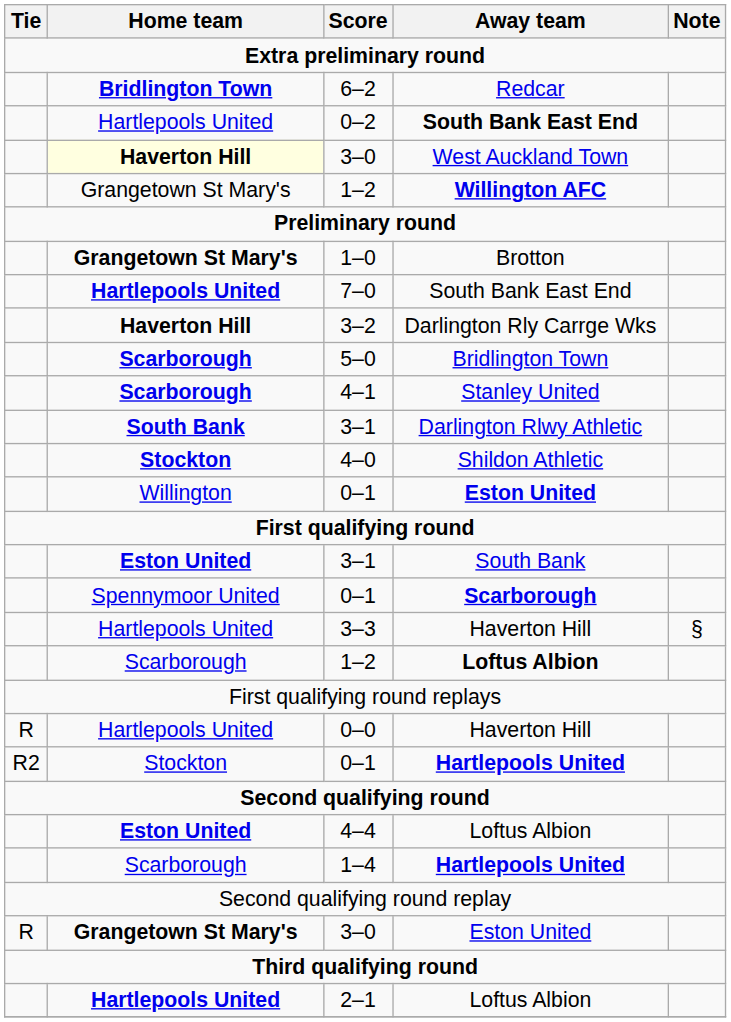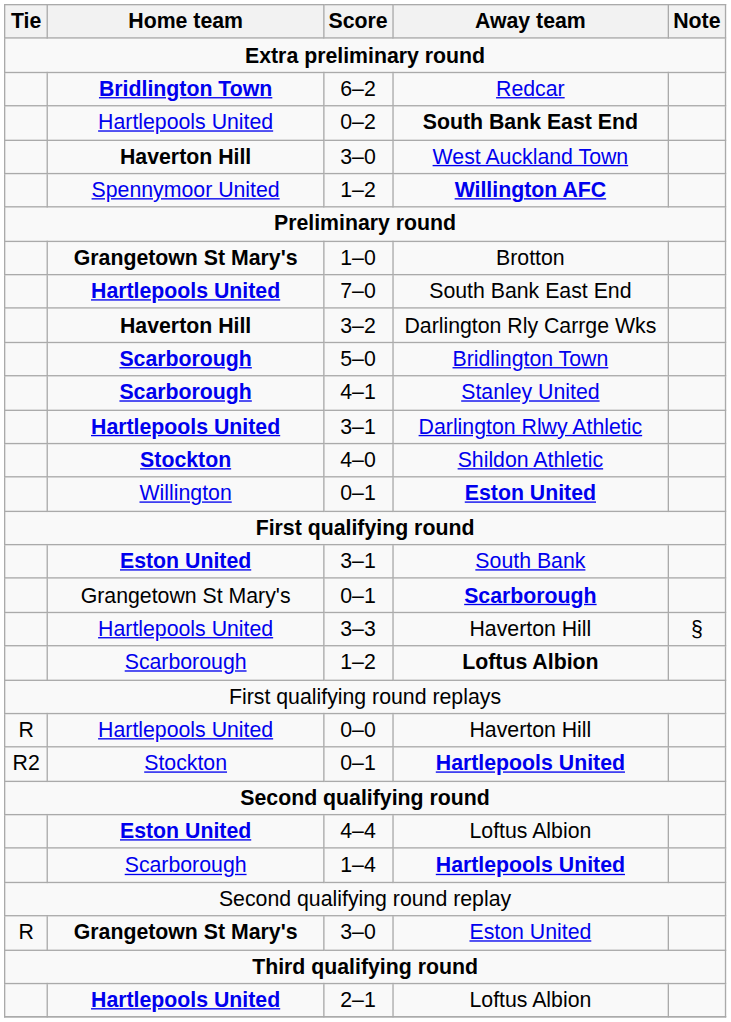(186, 156) lightyellow background -> (186, 156) no background
(186, 190) Grangetown St Mary's -> (186, 190) Spennymoor United
(186, 426) South Bank -> (186, 426) Hartlepools United
(186, 595) Spennymoor United -> (186, 595) Grangetown St Mary's
